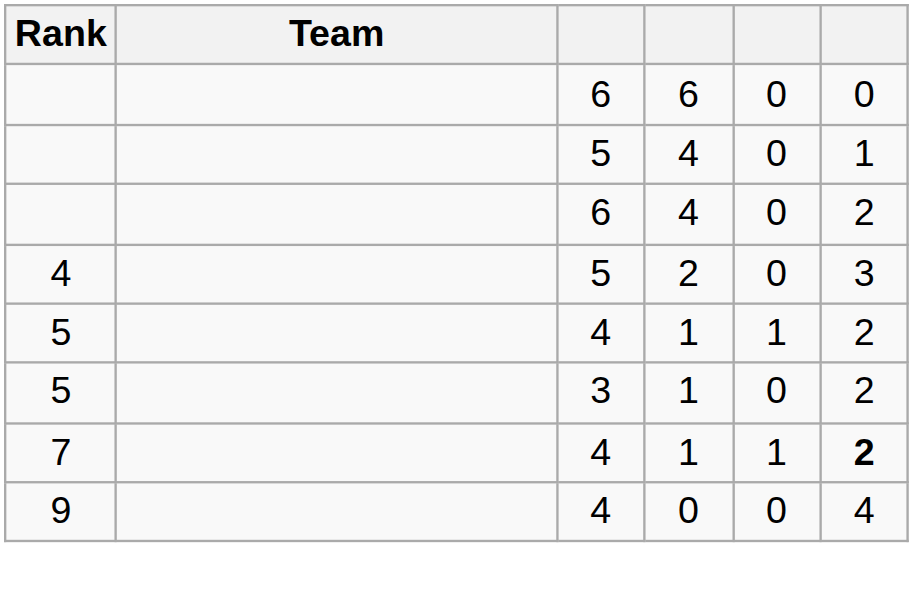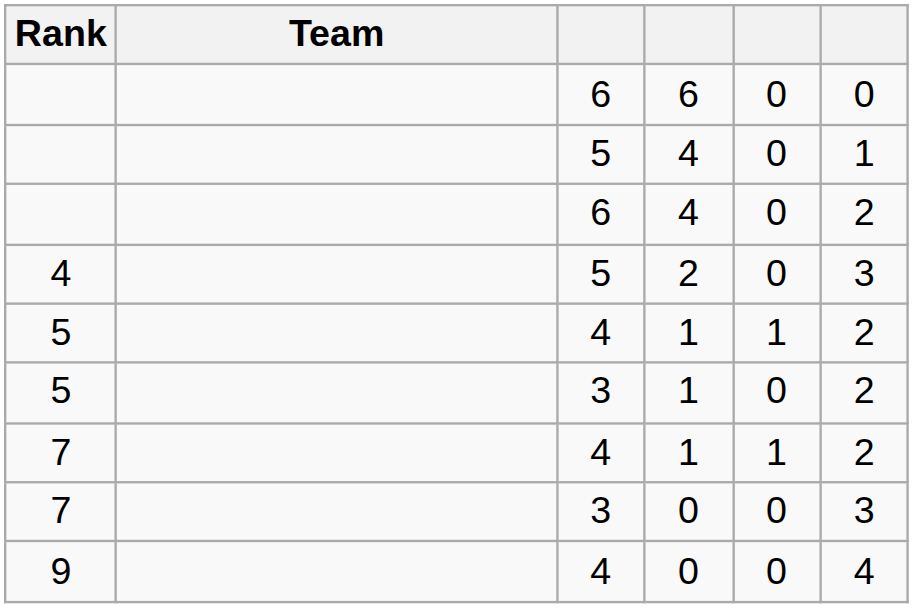(864, 451) bold -> (864, 451) normal
+ row: (61, 511)
